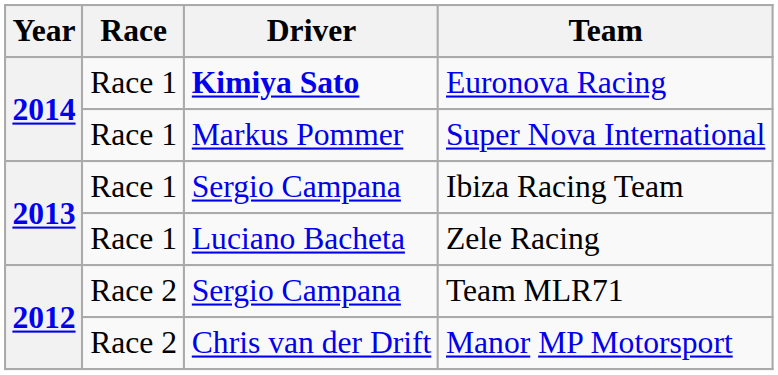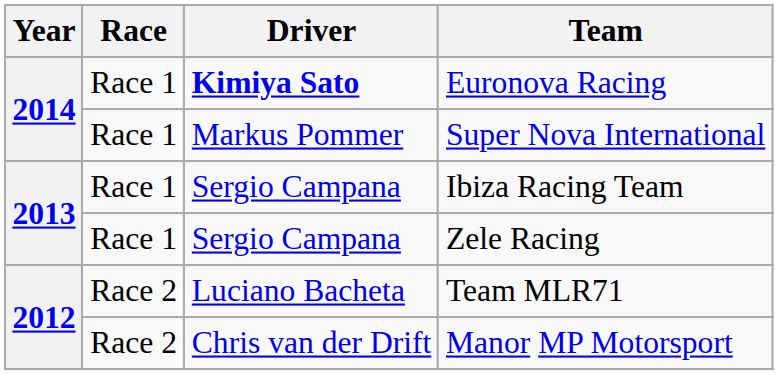(298, 239) Luciano Bacheta -> (296, 239) Sergio Campana
(296, 291) Sergio Campana -> (298, 291) Luciano Bacheta
